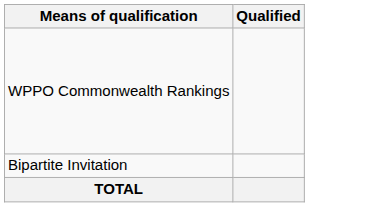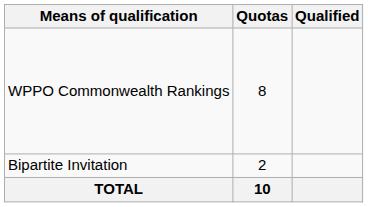+ column: (262, 16)
